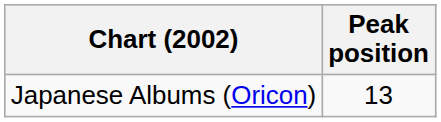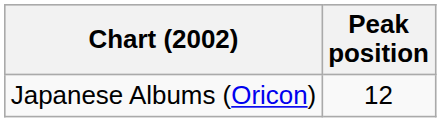(379, 95) 13 -> (379, 95) 12
